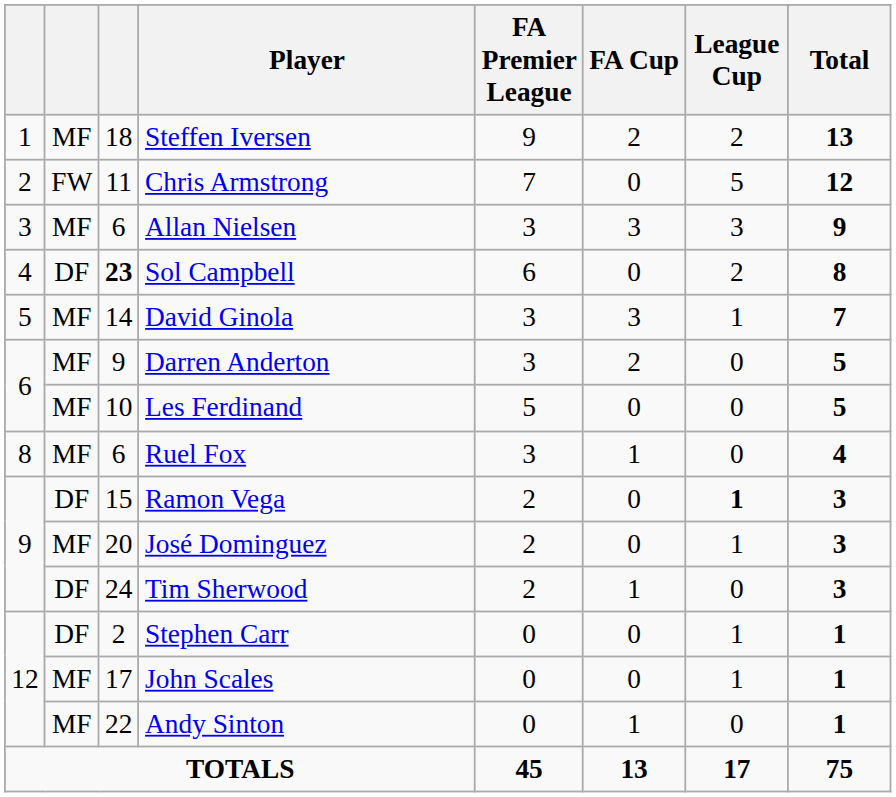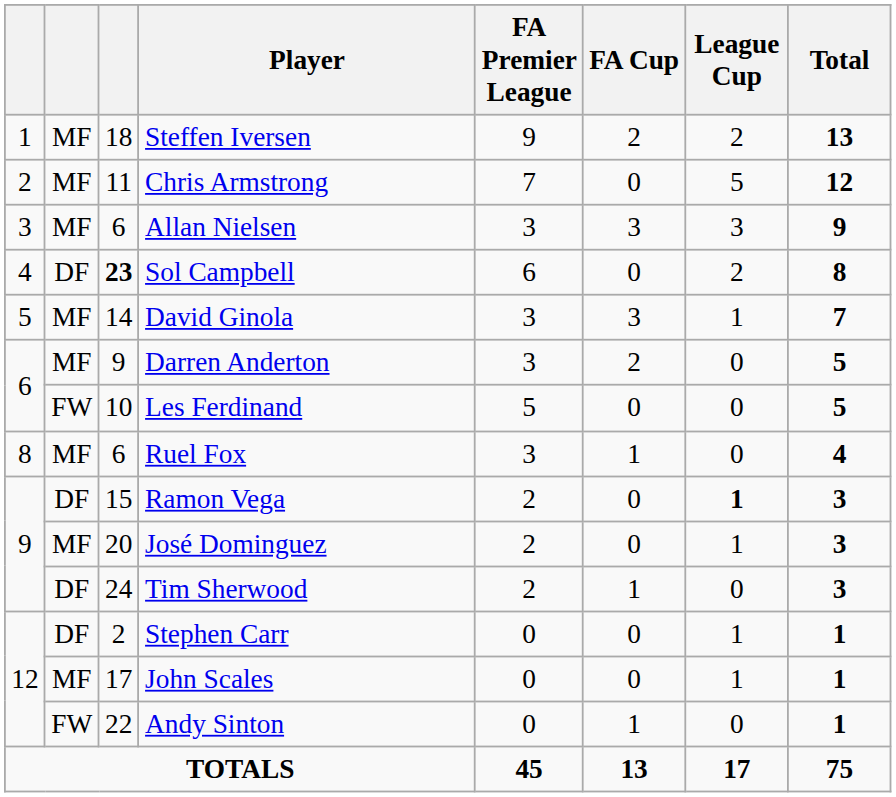(72, 182) FW -> (72, 182) MF
(72, 407) MF -> (72, 407) FW
(72, 723) MF -> (72, 723) FW
